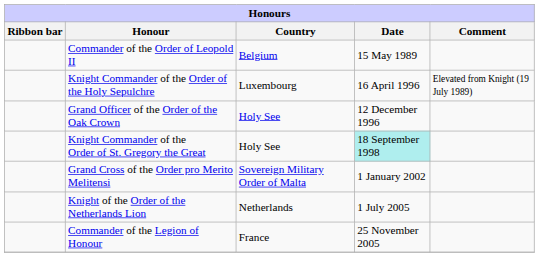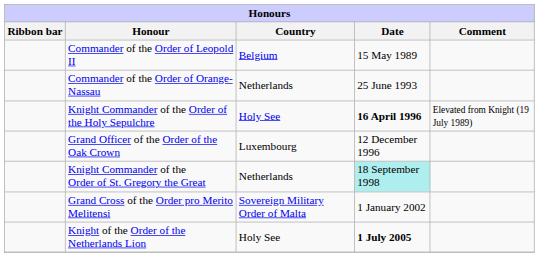+ row: (150, 85)
(268, 85) Luxembourg -> (260, 115) Holy See
(388, 85) normal -> (389, 115) bold
(260, 115) Holy See -> (268, 146) Luxembourg
(260, 146) Holy See -> (266, 176) Netherlands
(266, 207) Netherlands -> (260, 237) Holy See
(383, 207) normal -> (384, 237) bold
- row: (133, 237)
